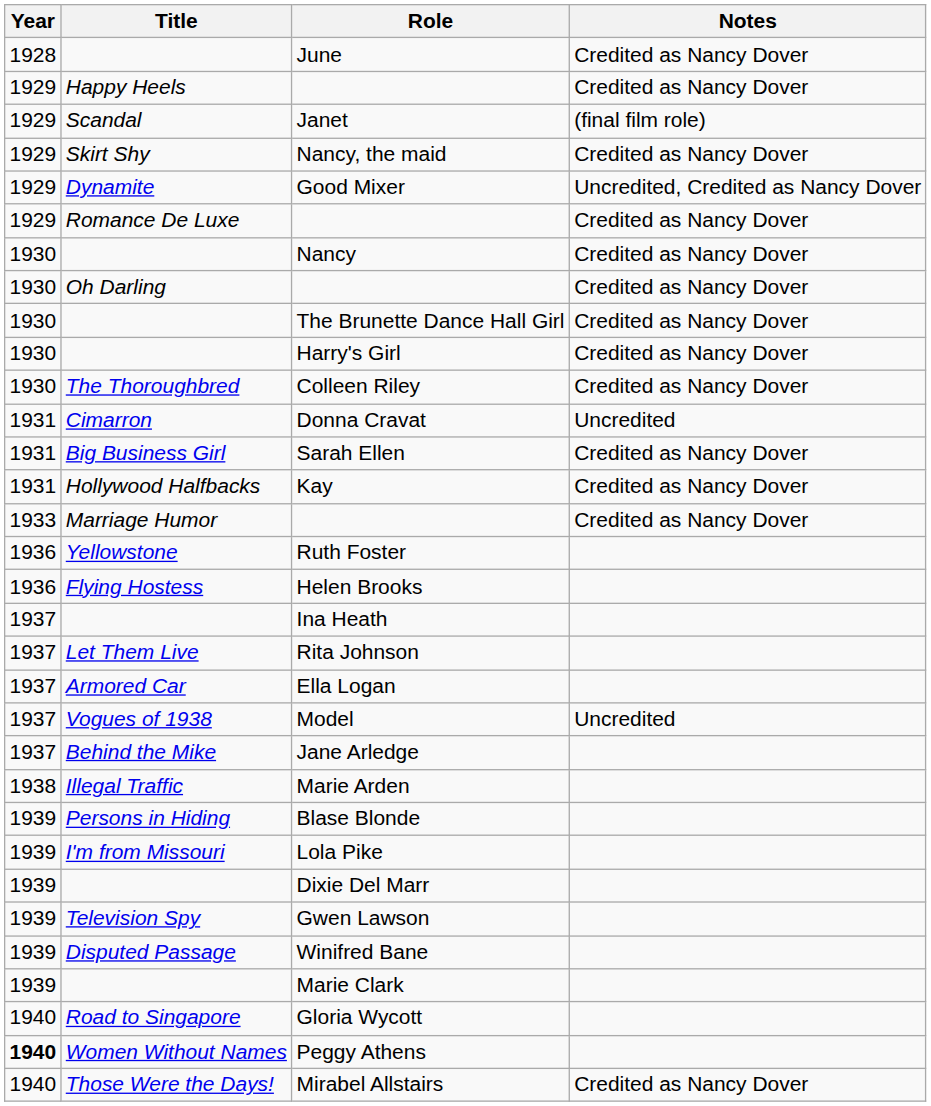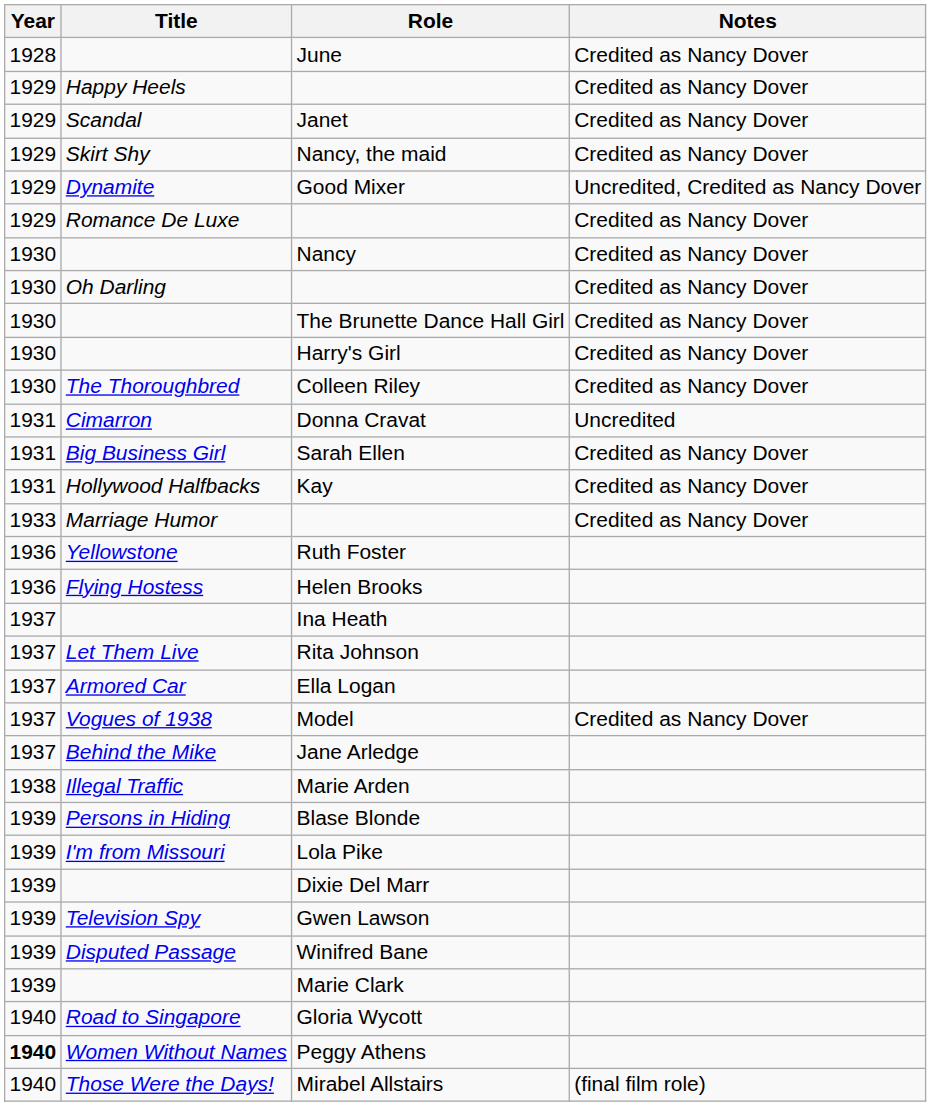(640, 120) (final film role) -> (691, 120) Credited as Nancy Dover
(625, 719) Uncredited -> (691, 719) Credited as Nancy Dover
(691, 1084) Credited as Nancy Dover -> (640, 1084) (final film role)
